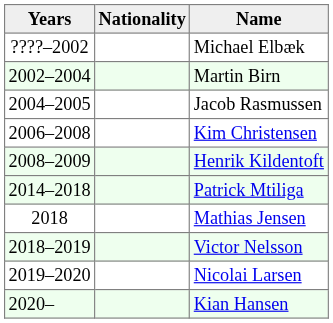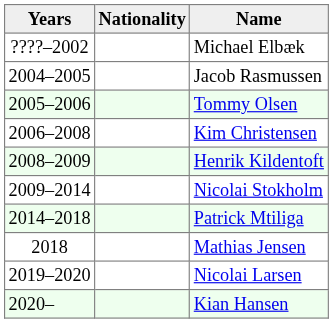- row: (237, 75)
+ row: (246, 104)
+ row: (258, 189)
- row: (248, 246)
